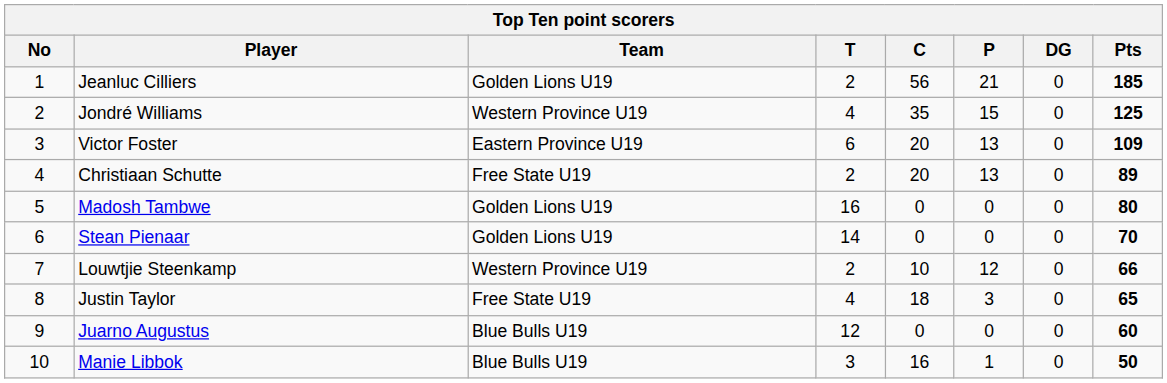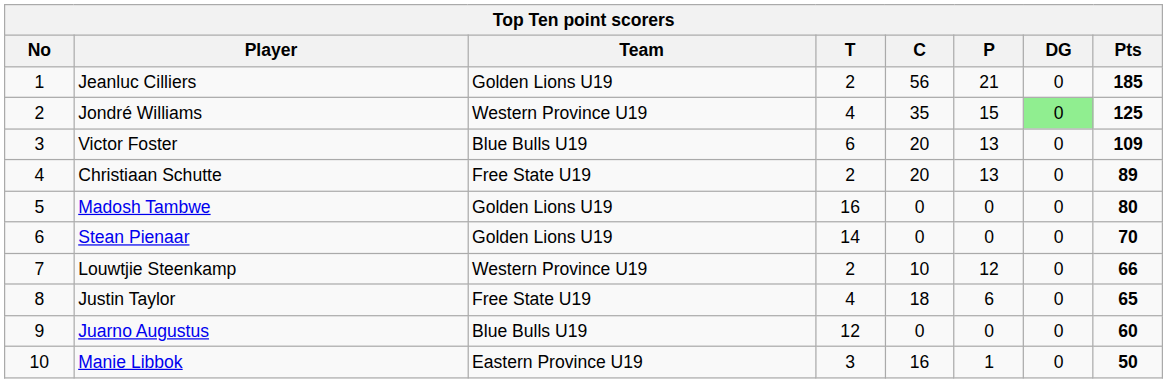(1059, 113) no background -> (1059, 113) lightgreen background
(557, 144) Eastern Province U19 -> (530, 144) Blue Bulls U19
(989, 300) 3 -> (989, 300) 6
(530, 362) Blue Bulls U19 -> (557, 362) Eastern Province U19
